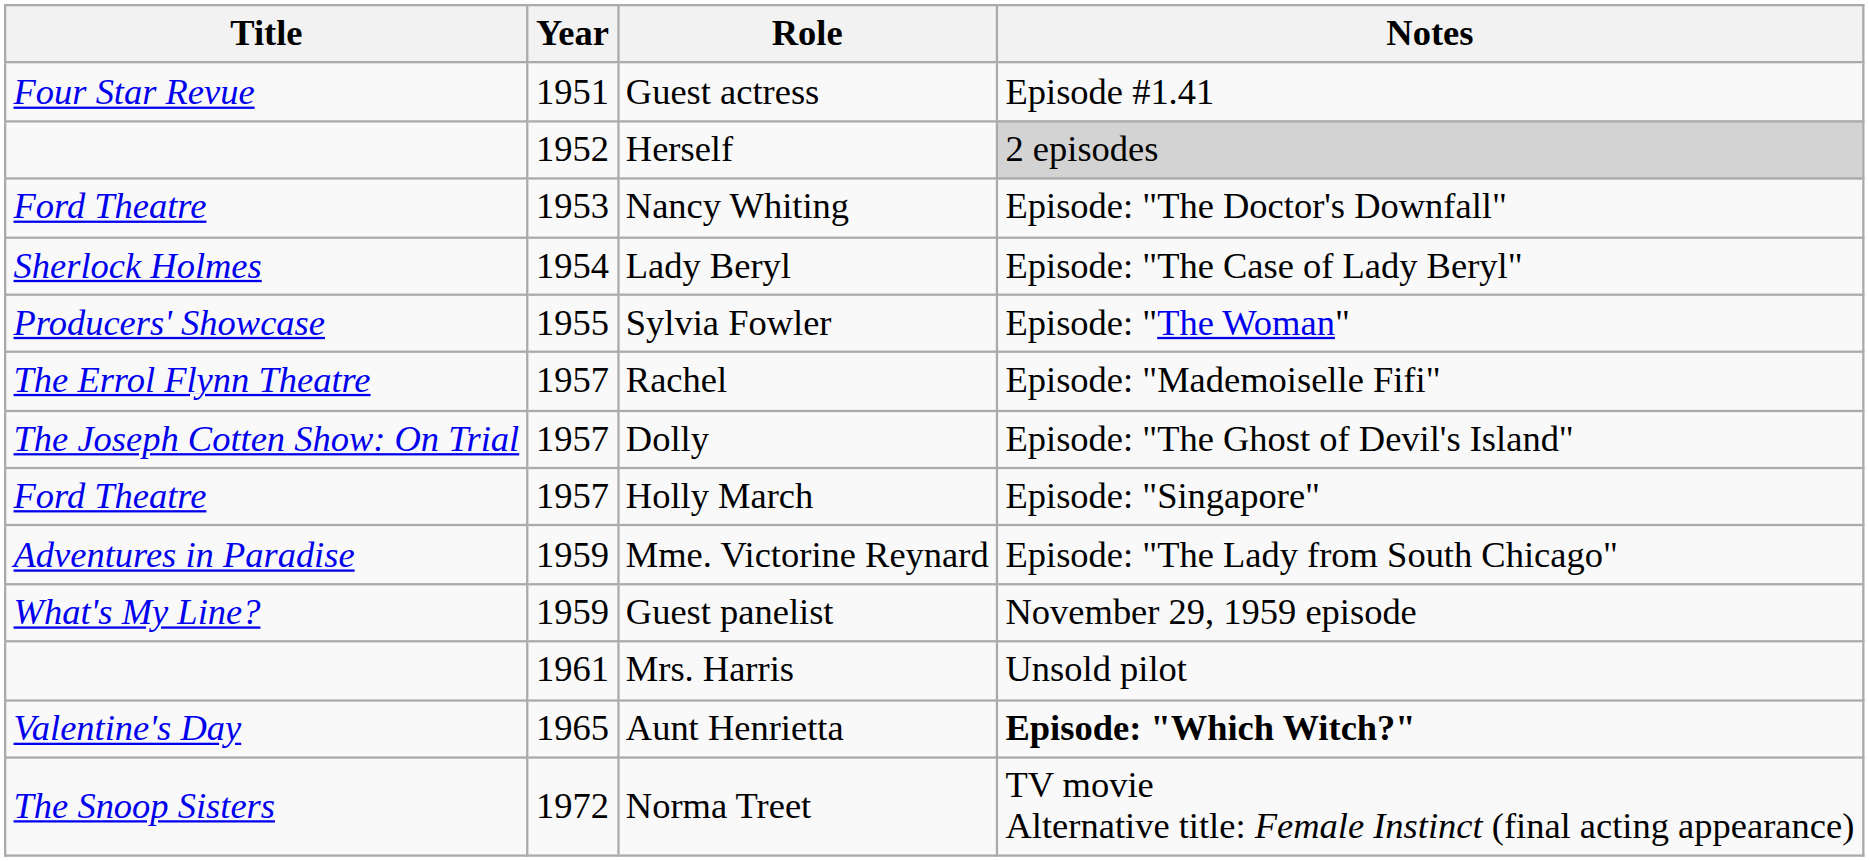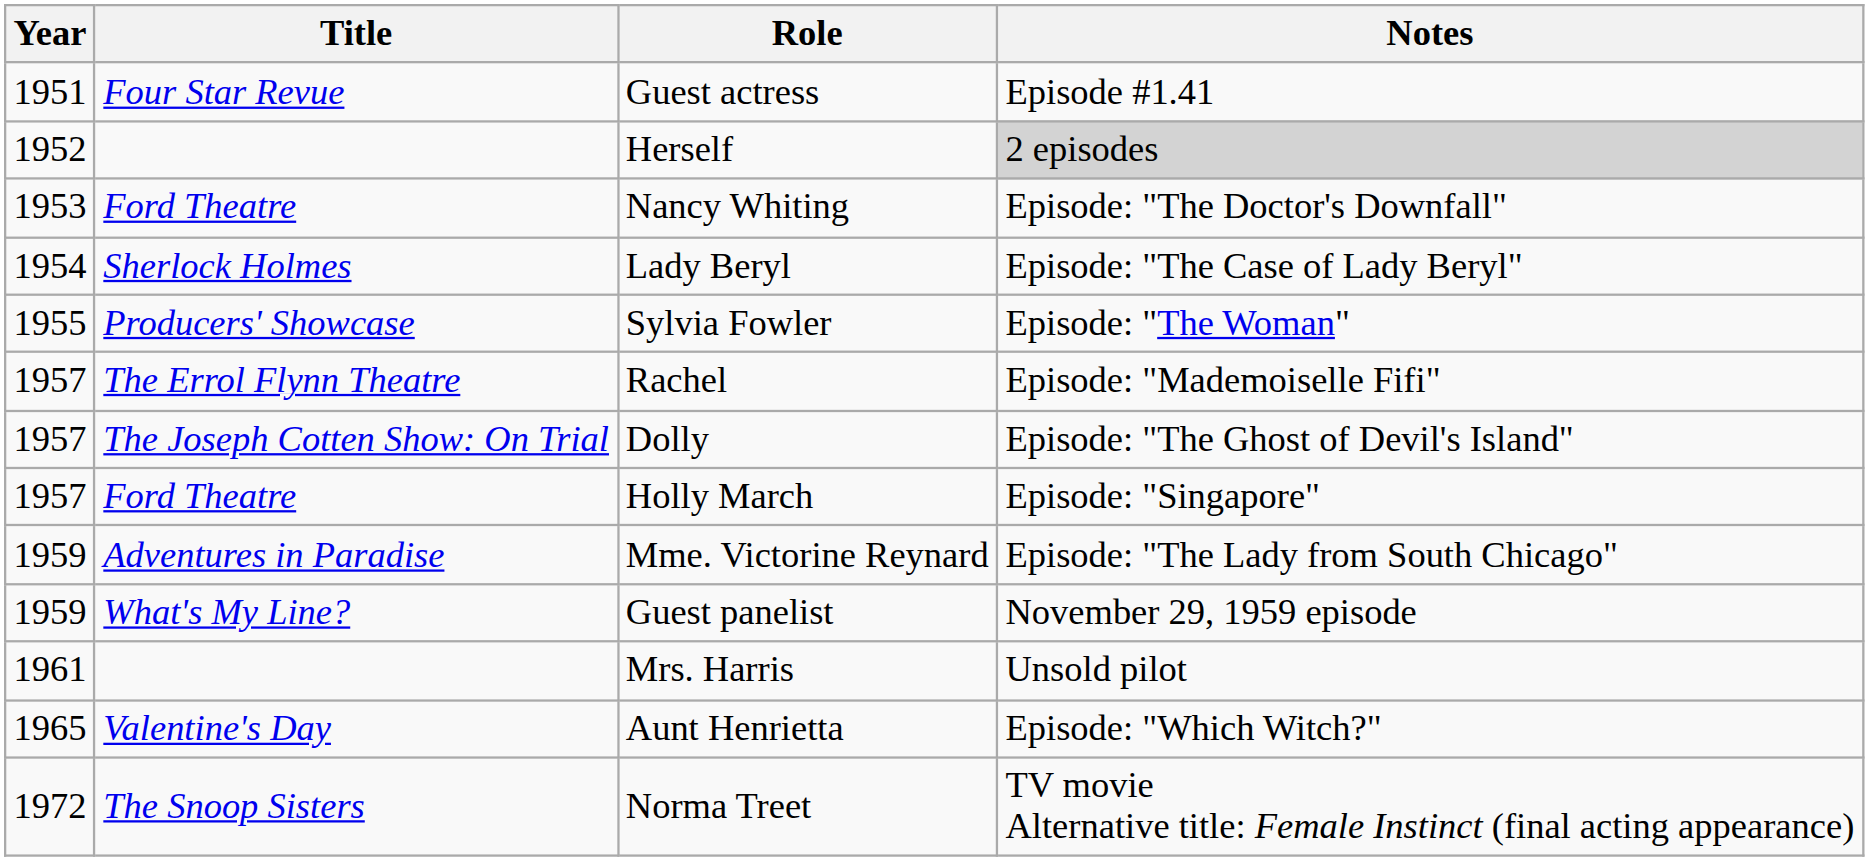columns swapped: (572, 33) <-> (266, 33)
(1211, 727) bold -> (1194, 727) normal
